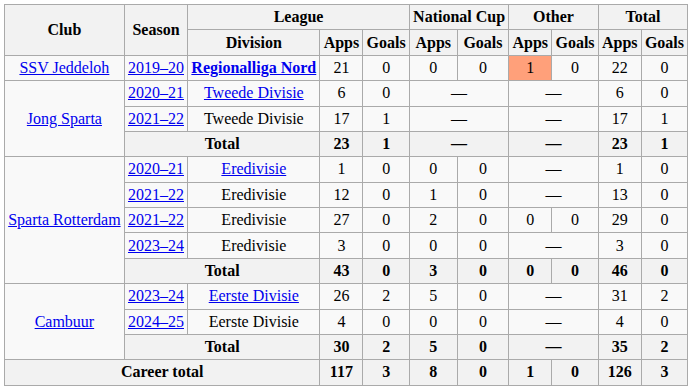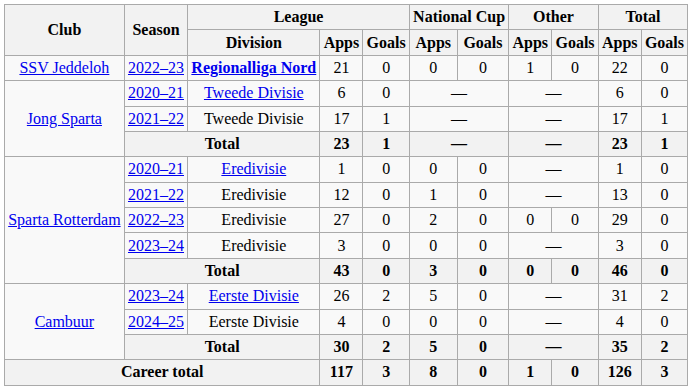(156, 67) 2019–20 -> (156, 67) 2022–23
(530, 67) lightsalmon background -> (530, 67) no background
(156, 220) 2021–22 -> (156, 220) 2022–23
